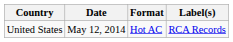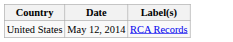- column: (147, 12)
